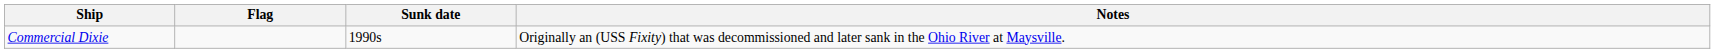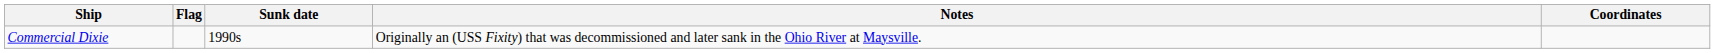+ column: (1626, 15)
